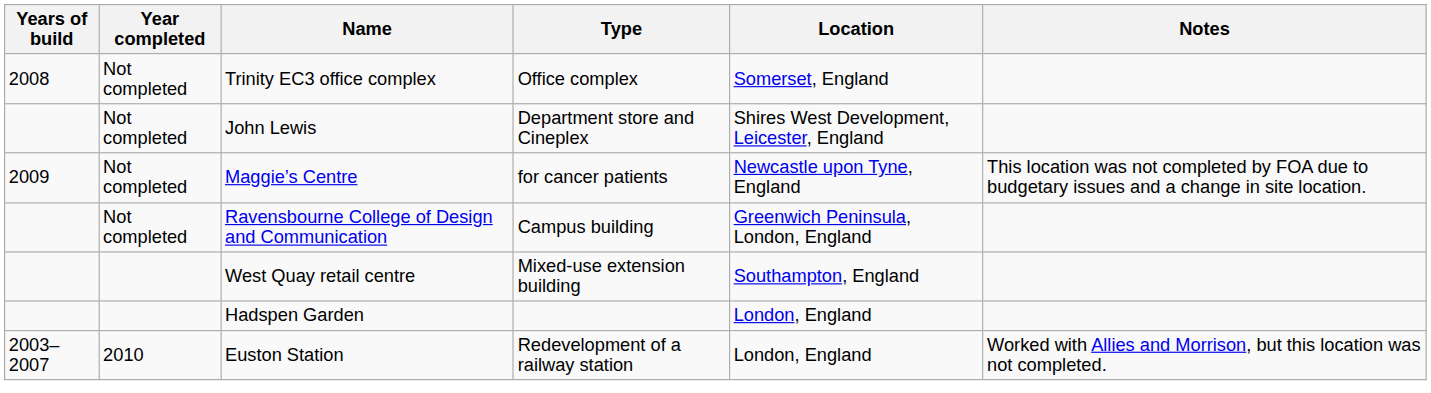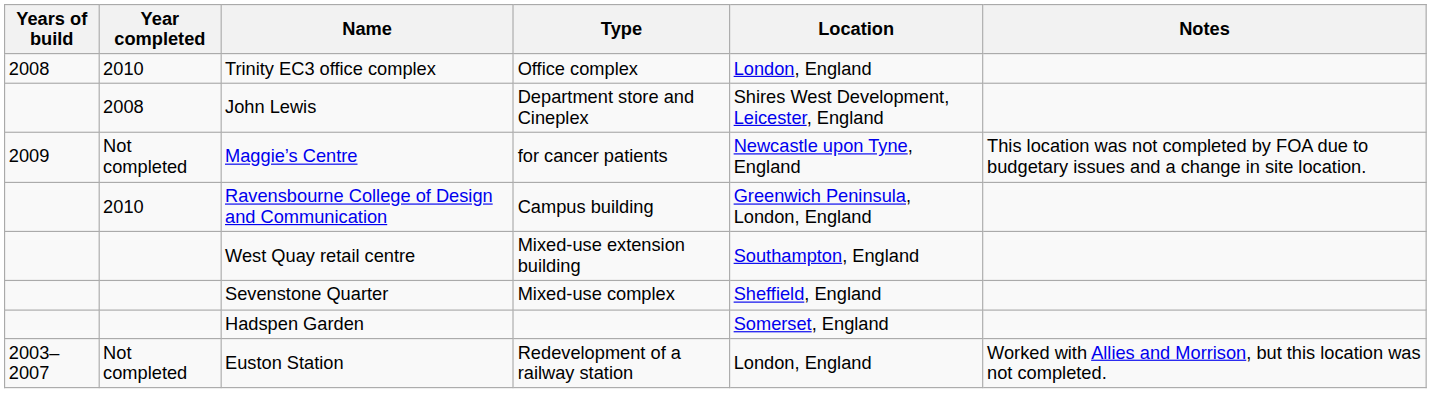(145, 78) Not completed -> (123, 68) 2010
(811, 78) Somerset, England -> (803, 68) London, England
(145, 128) Not completed -> (123, 107) 2008
(145, 227) Not completed -> (123, 206) 2010
+ row: (307, 295)
(803, 315) London, England -> (811, 324) Somerset, England
(123, 354) 2010 -> (145, 363) Not completed
